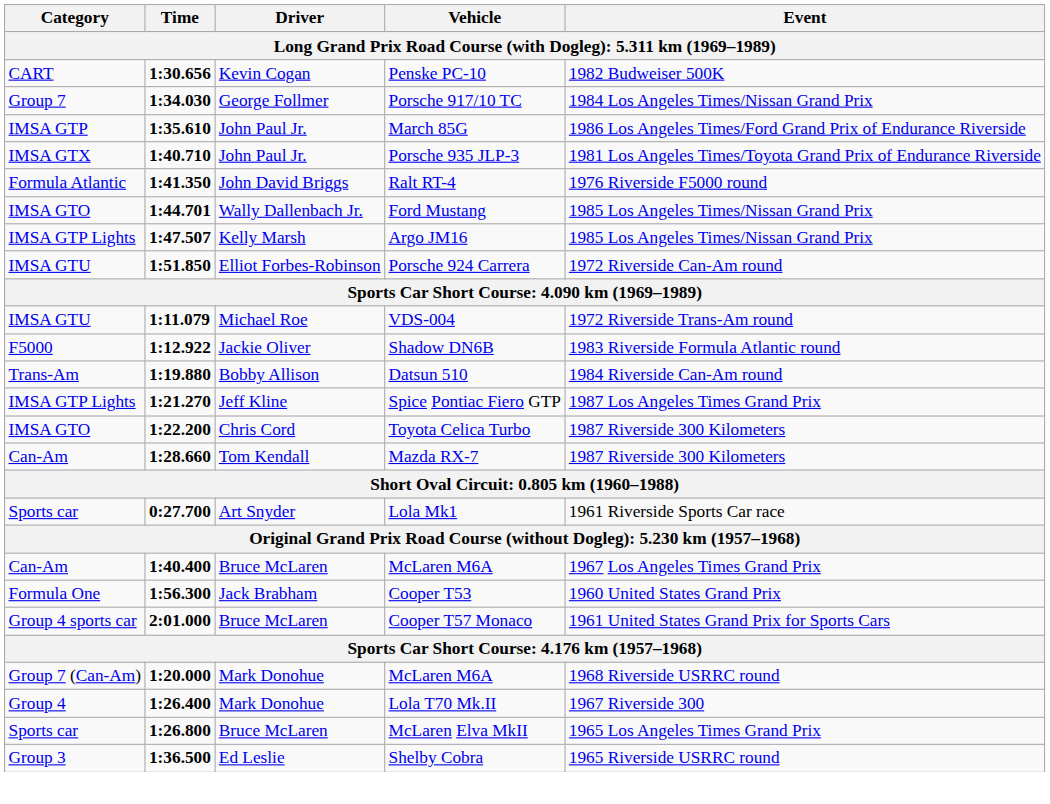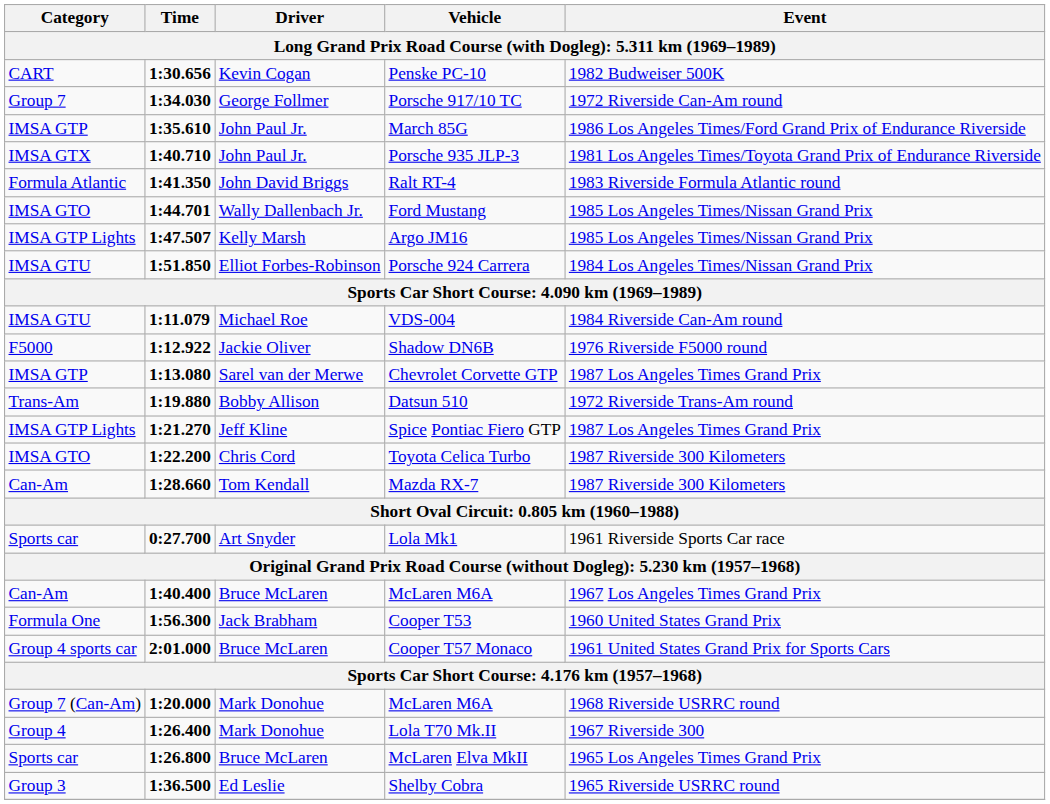(721, 100) 1984 Los Angeles Times/Nissan Grand Prix -> (676, 100) 1972 Riverside Can-Am round
(668, 182) 1976 Riverside F5000 round -> (705, 182) 1983 Riverside Formula Atlantic round
(676, 264) 1972 Riverside Can-Am round -> (721, 264) 1984 Los Angeles Times/Nissan Grand Prix
(681, 319) 1972 Riverside Trans-Am round -> (676, 319) 1984 Riverside Can-Am round
(705, 347) 1983 Riverside Formula Atlantic round -> (668, 347) 1976 Riverside F5000 round
+ row: (180, 374)
(676, 374) 1984 Riverside Can-Am round -> (681, 401) 1972 Riverside Trans-Am round
